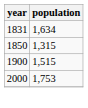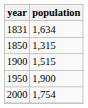+ row: (17, 78)
(44, 78) 1,753 -> (44, 95) 1,754
